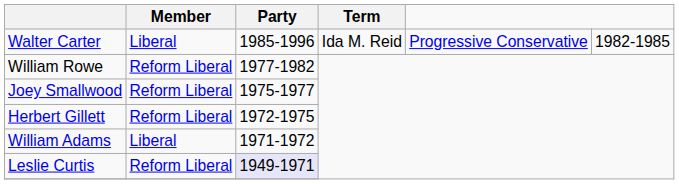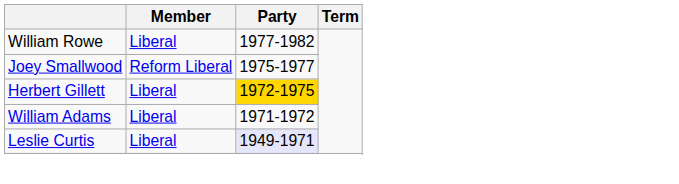- row: (54, 41)
(181, 66) Reform Liberal -> (153, 41) Liberal
(181, 116) Reform Liberal -> (153, 91) Liberal
(277, 116) no background -> (277, 91) gold background
(181, 166) Reform Liberal -> (153, 141) Liberal
